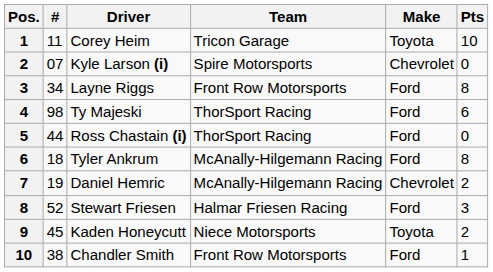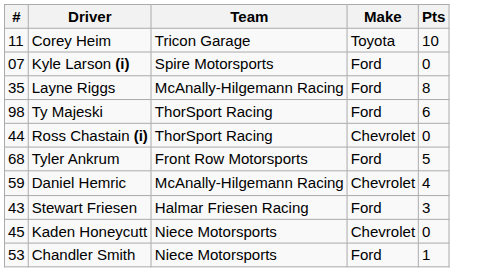- column: (24, 17)
(422, 64) Chevrolet -> (366, 64) Ford
(55, 88) 34 -> (16, 88) 35
(270, 88) Front Row Motorsports -> (249, 88) McAnally-Hilgemann Racing
(405, 136) Ford -> (383, 136) Chevrolet
(55, 160) 18 -> (16, 160) 68
(288, 160) McAnally-Hilgemann Racing -> (231, 160) Front Row Motorsports
(465, 160) 8 -> (426, 160) 5
(55, 183) 19 -> (16, 183) 59
(465, 183) 2 -> (426, 183) 4
(55, 207) 52 -> (16, 207) 43
(412, 231) Toyota -> (383, 231) Chevrolet
(465, 231) 2 -> (426, 231) 0
(55, 255) 38 -> (16, 255) 53
(270, 255) Front Row Motorsports -> (216, 255) Niece Motorsports
